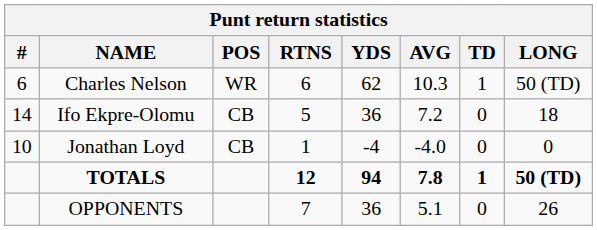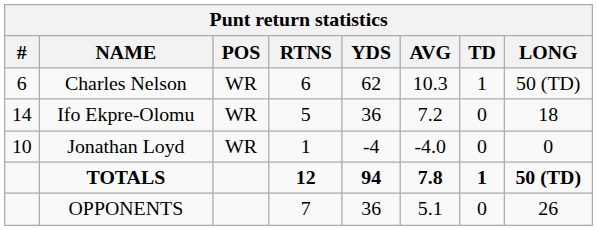(241, 114) CB -> (241, 114) WR
(241, 146) CB -> (241, 146) WR
